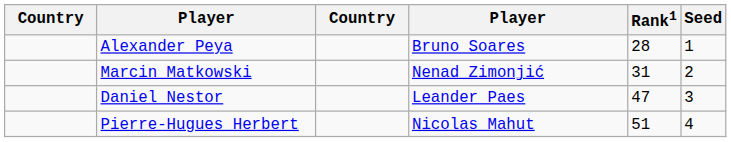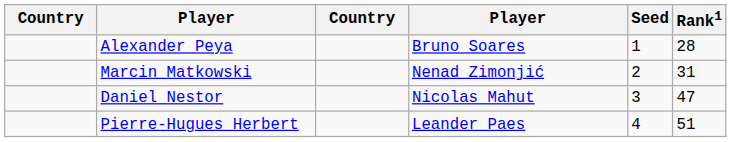columns swapped: (654, 19) <-> (703, 19)
(469, 98) Leander Paes -> (473, 98) Nicolas Mahut
(473, 124) Nicolas Mahut -> (469, 124) Leander Paes
